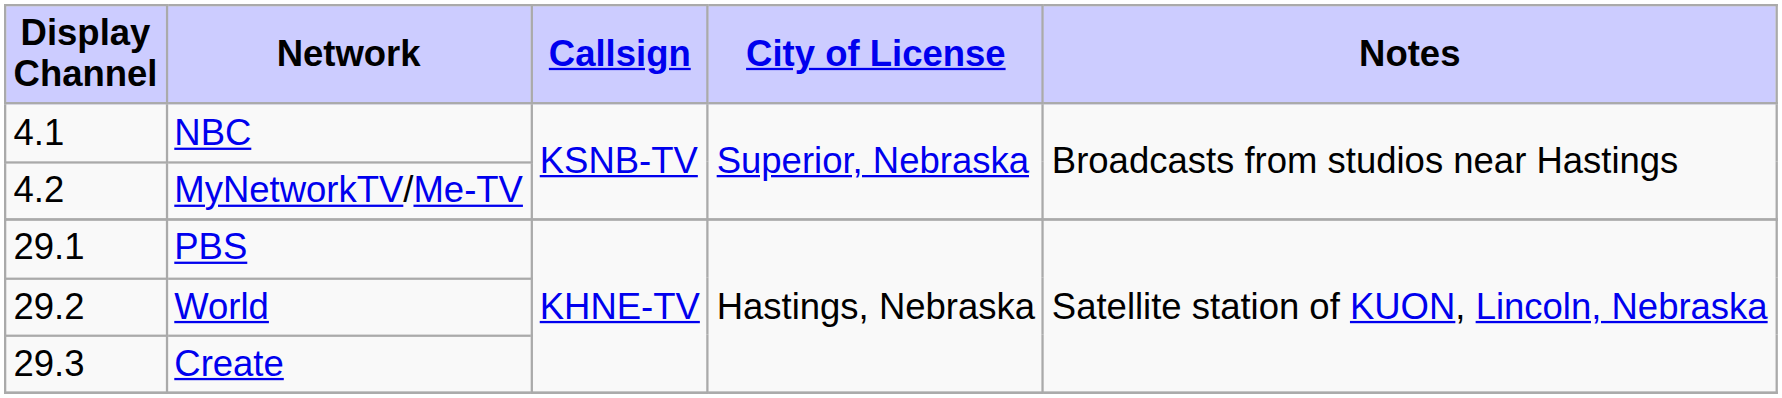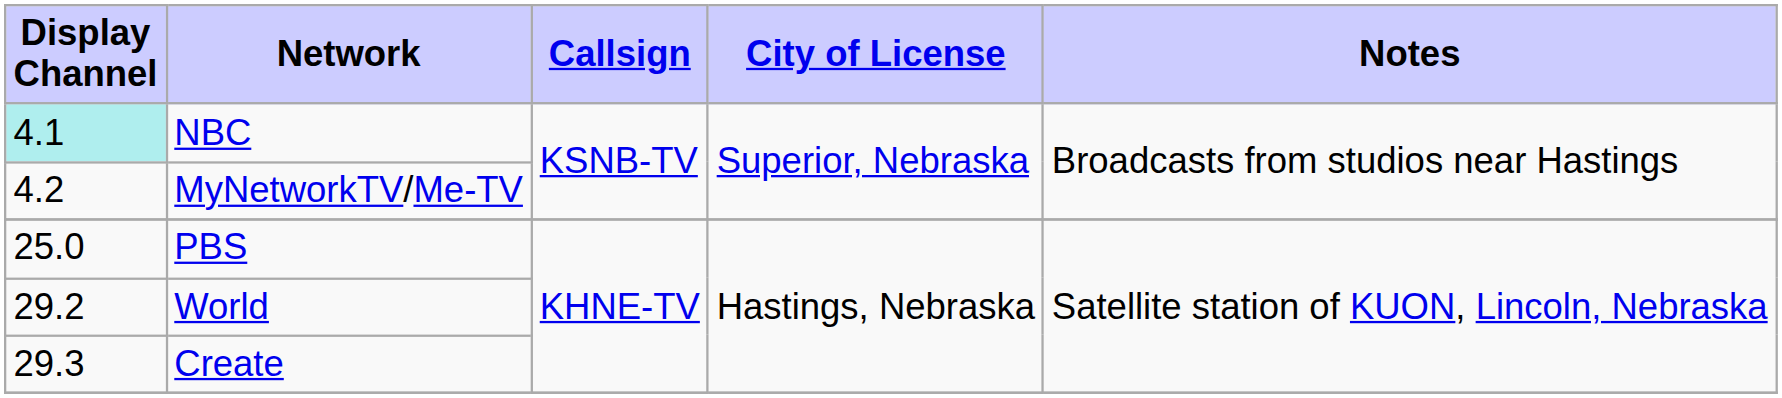(39, 132) no background -> (39, 132) paleturquoise background
(49, 248) 29.1 -> (49, 248) 25.0
